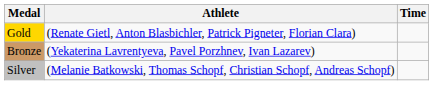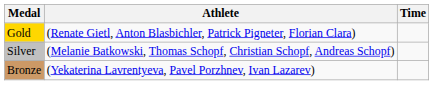rows swapped: (21, 70) <-> (24, 51)
